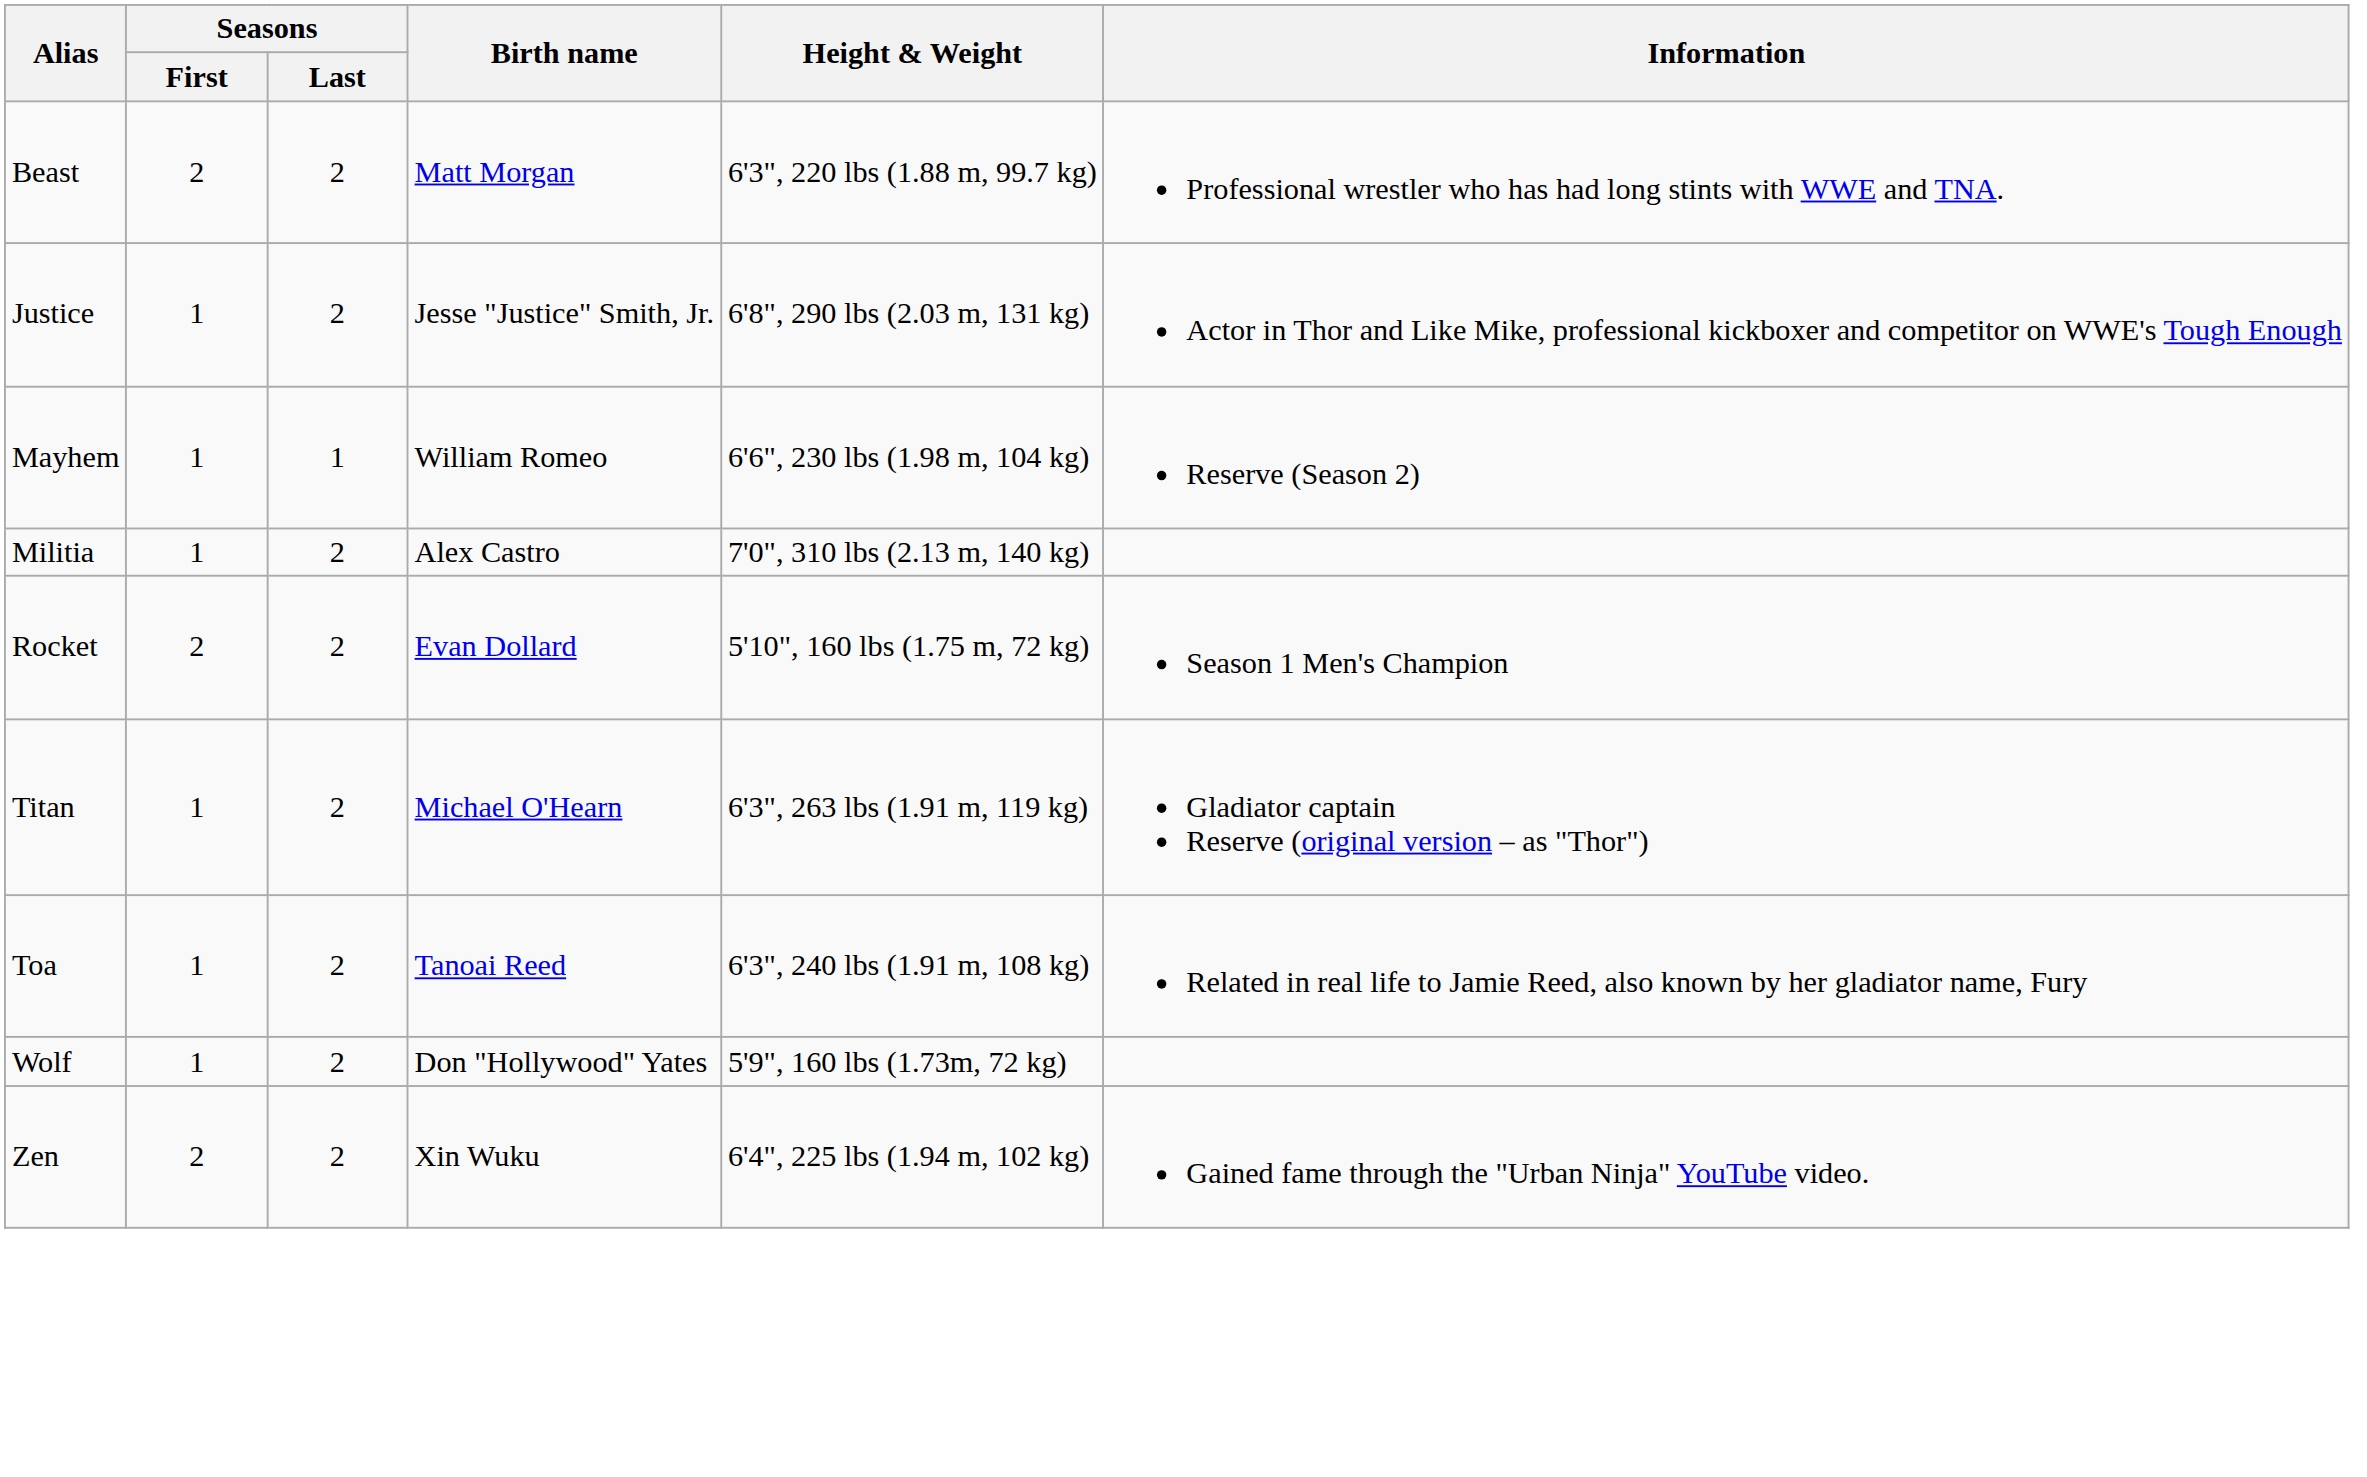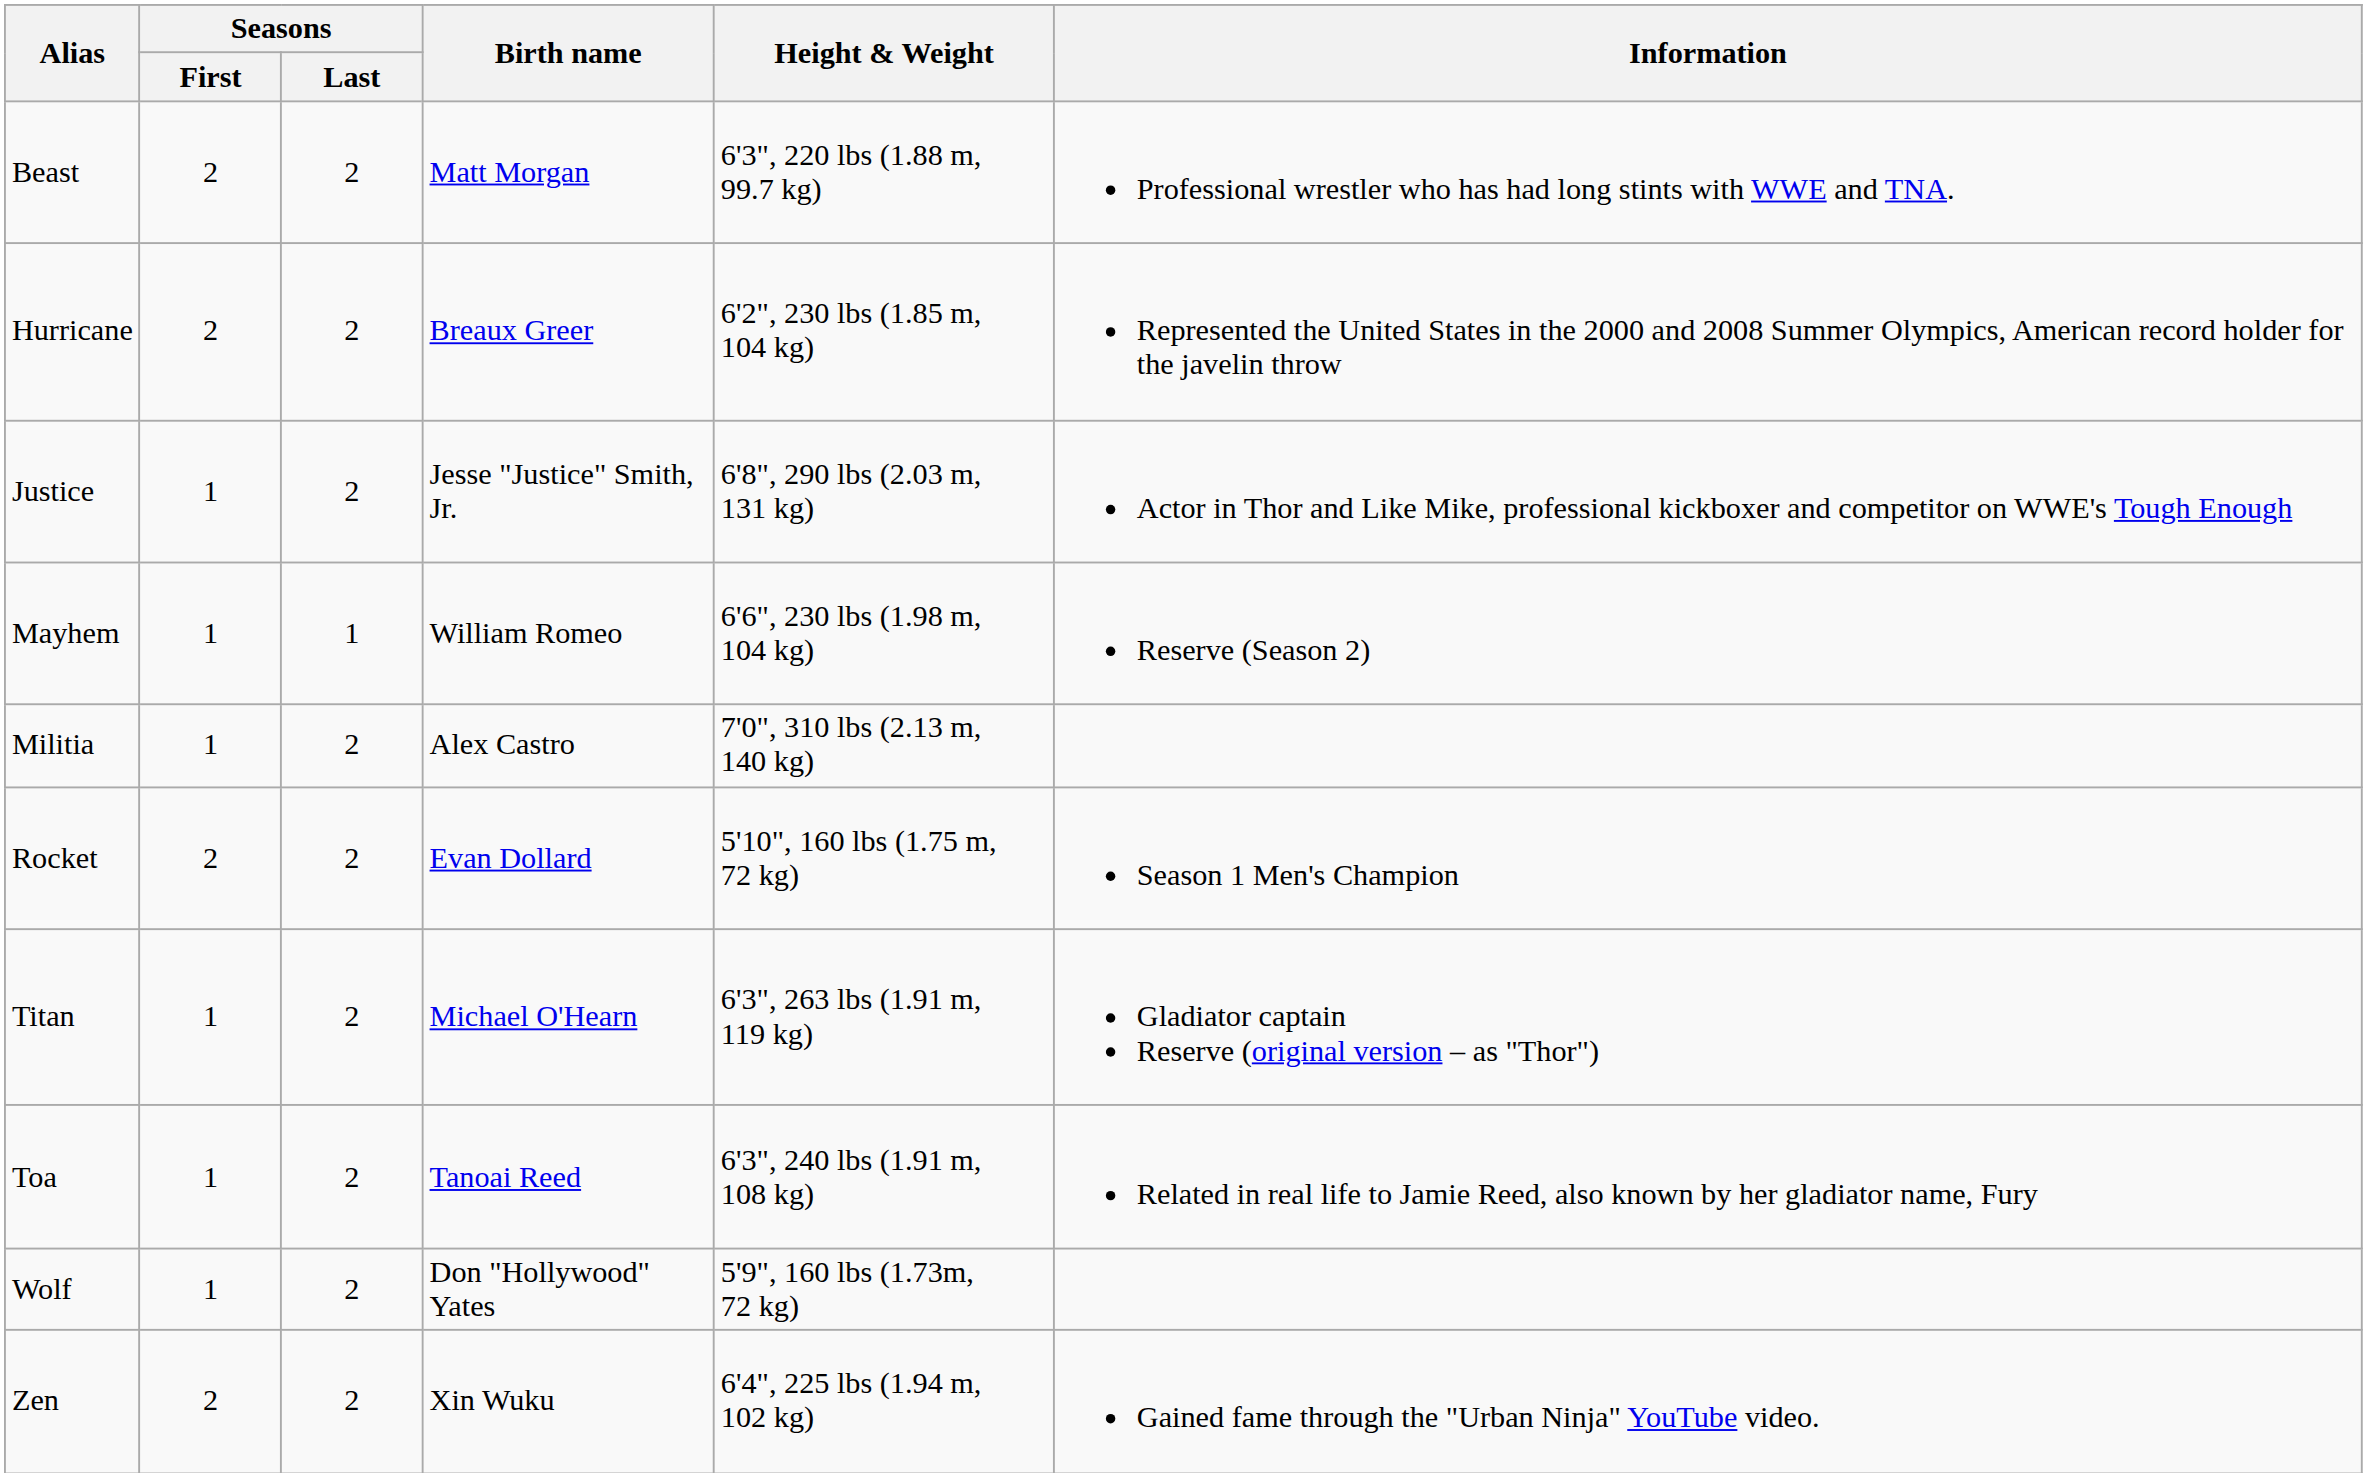+ row: (72, 331)
